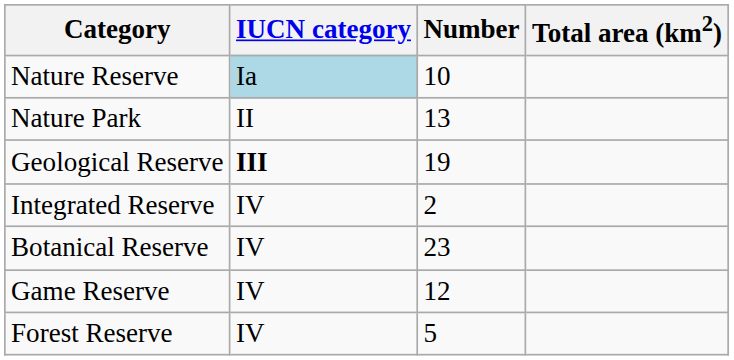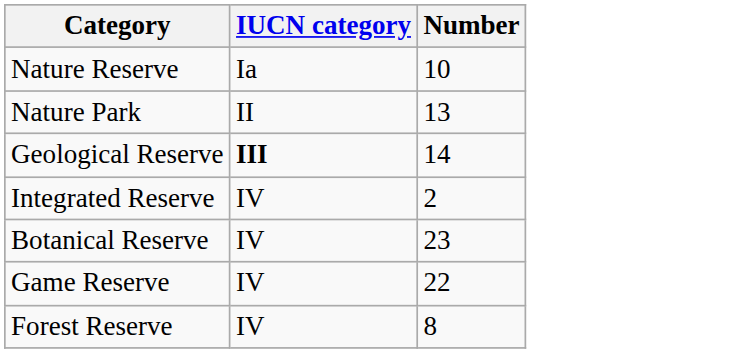- column: (627, 29)
(247, 76) lightblue background -> (247, 68) no background
(437, 161) 19 -> (437, 154) 14
(437, 290) 12 -> (437, 283) 22
(430, 333) 5 -> (430, 326) 8
